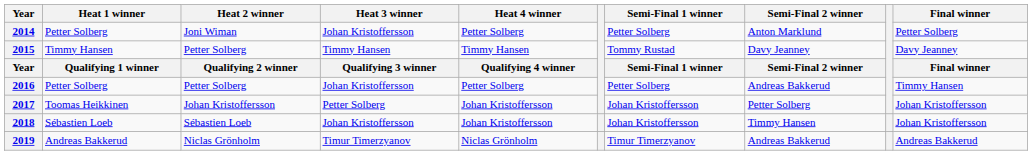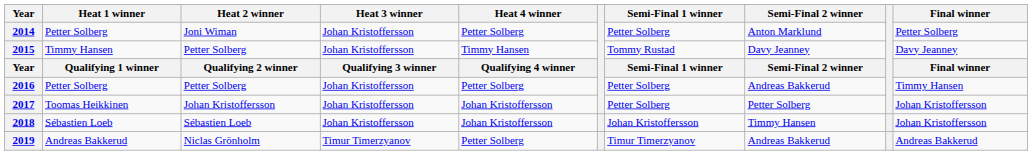(356, 49) Timmy Hansen -> (368, 49) Johan Kristoffersson
(354, 104) Petter Solberg -> (368, 104) Johan Kristoffersson
(653, 104) Johan Kristoffersson -> (639, 104) Petter Solberg
(499, 140) Niclas Grönholm -> (493, 140) Petter Solberg
